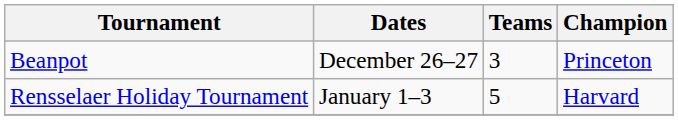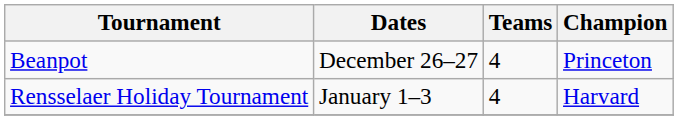(495, 59) 3 -> (495, 59) 4
(495, 96) 5 -> (495, 96) 4
